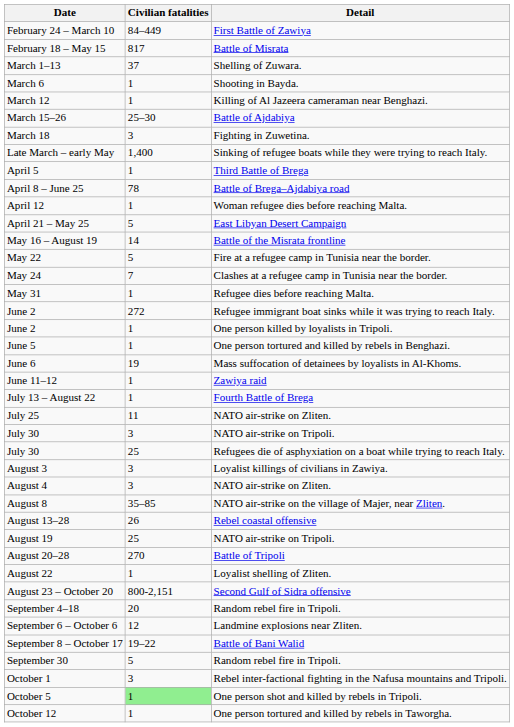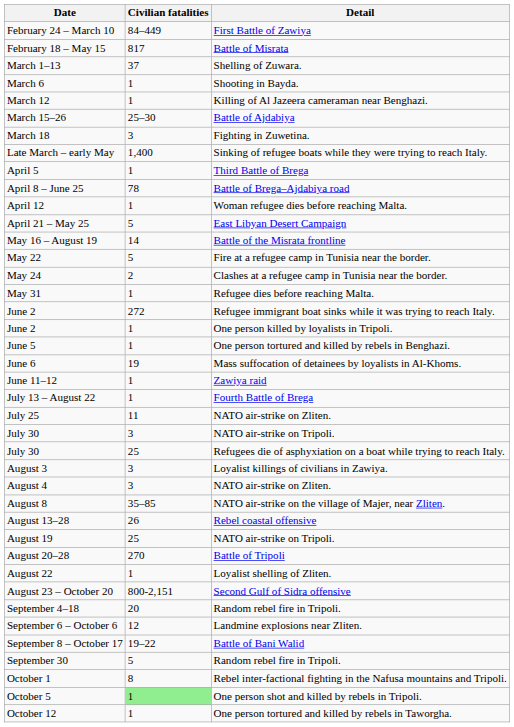(131, 275) 7 -> (131, 275) 2
(131, 678) 3 -> (131, 678) 8
